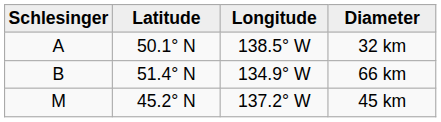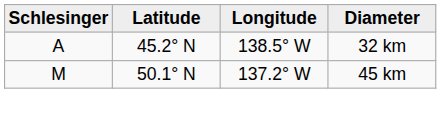(166, 46) 50.1° N -> (166, 46) 45.2° N
- row: (382, 74)
(166, 102) 45.2° N -> (166, 74) 50.1° N
